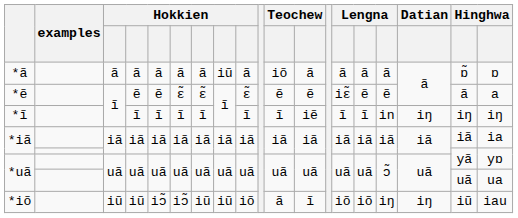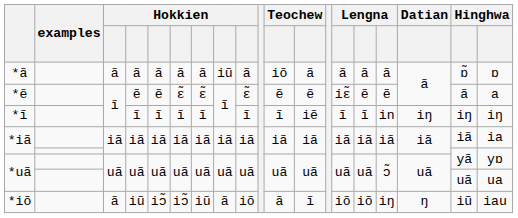(115, 202) iũ -> (115, 202) ã
(225, 202) iũ -> (225, 202) ã
(424, 202) iŋ -> (425, 202) ŋ
